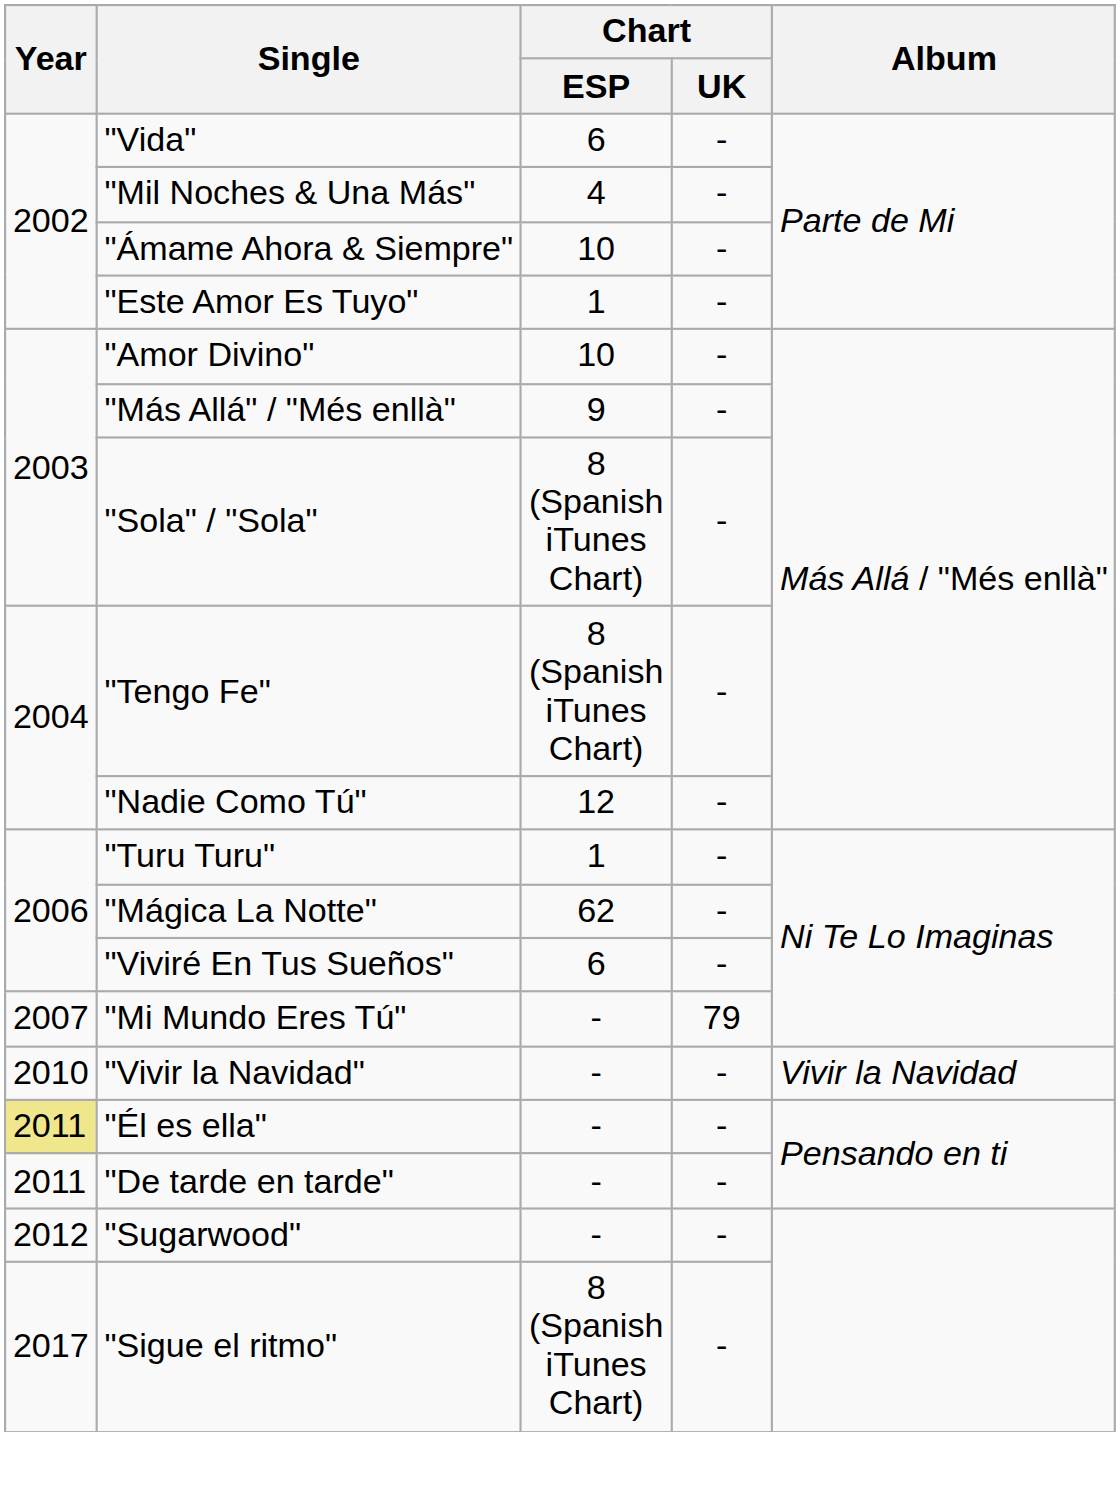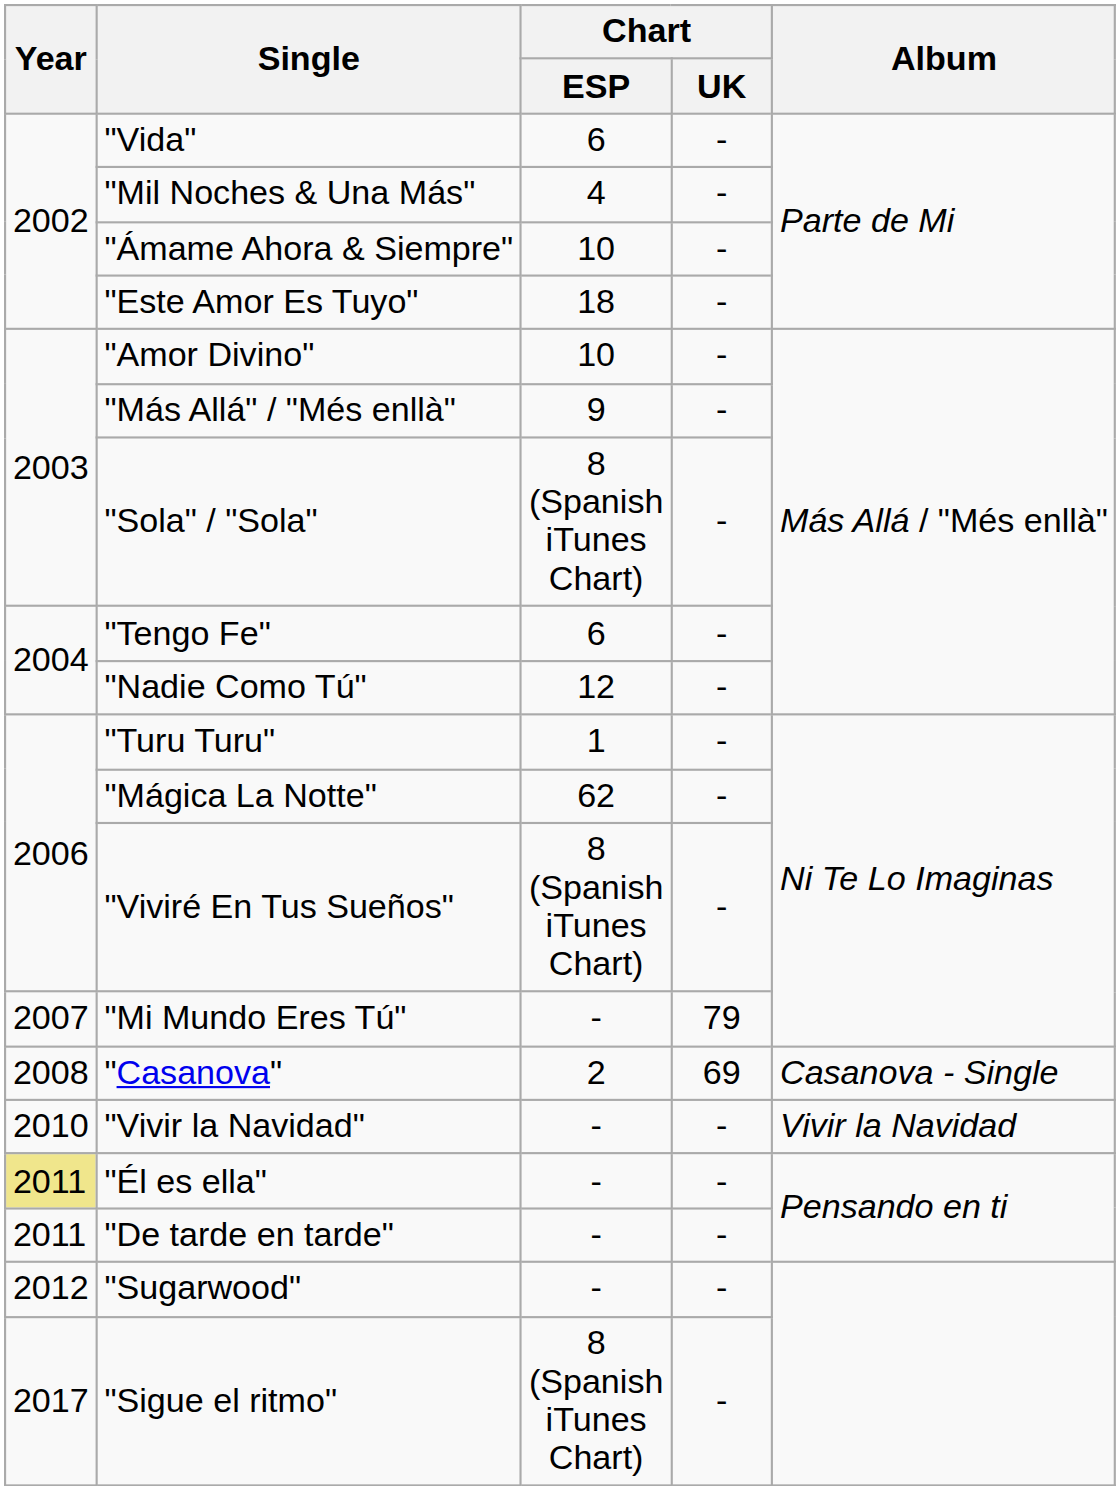(596, 301) 1 -> (596, 301) 18
(596, 690) 8 (Spanish iTunes Chart) -> (596, 632) 6
(596, 964) 6 -> (596, 906) 8 (Spanish iTunes Chart)
+ row: (193, 1072)
